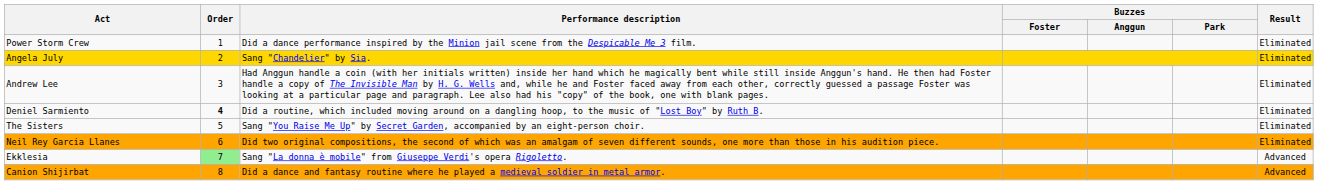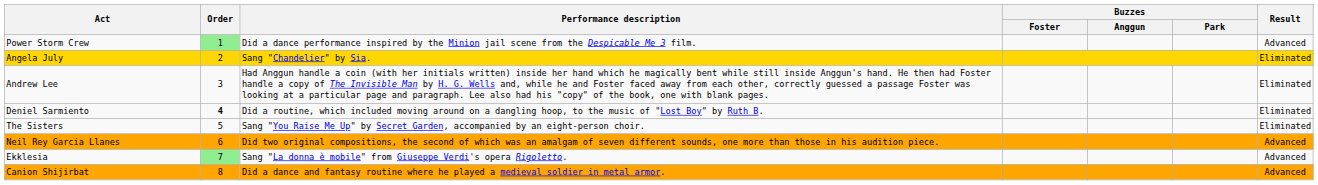(220, 43) no background -> (220, 43) lightgreen background
(1285, 43) Eliminated -> (1285, 43) Advanced
(1285, 142) Eliminated -> (1285, 142) Advanced
